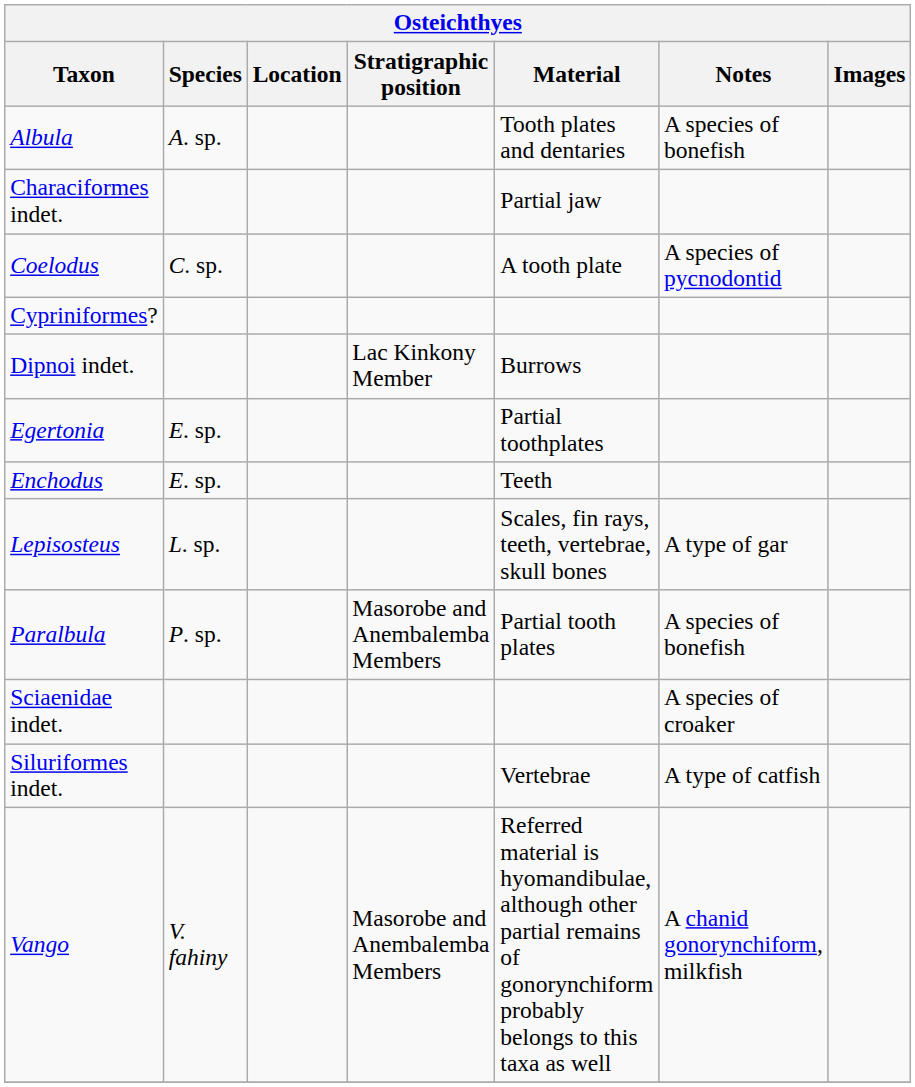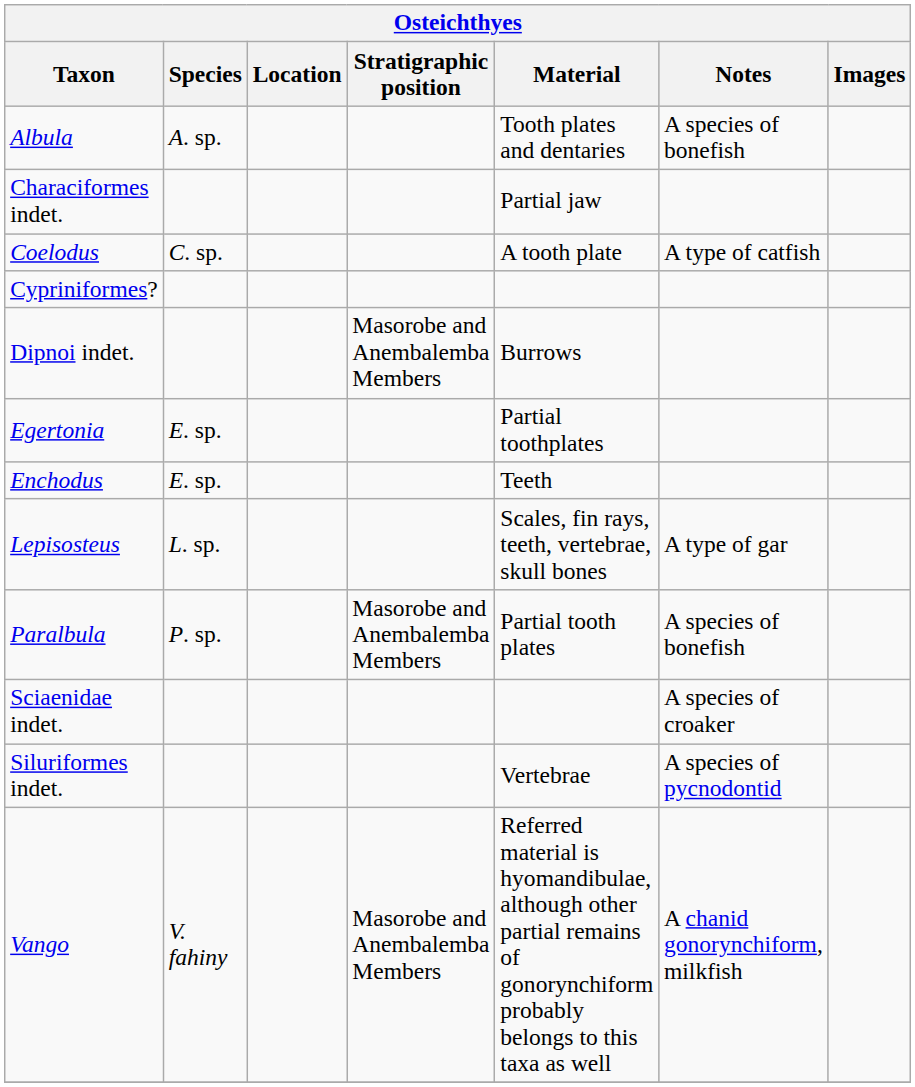(723, 264) A species of pycnodontid -> (742, 251) A type of catfish
(414, 366) Lac Kinkony Member -> (421, 352) Masorobe and Anembalemba Members
(742, 775) A type of catfish -> (723, 775) A species of pycnodontid
